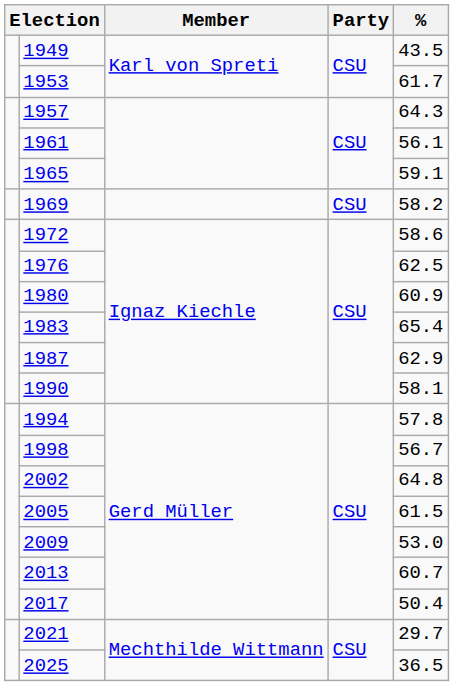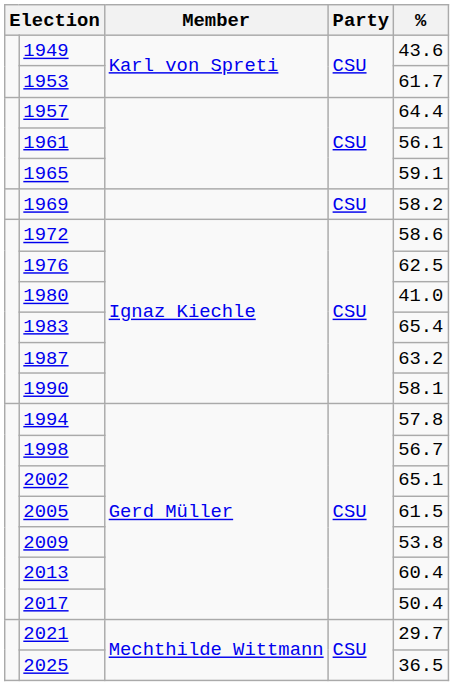(421, 51) 43.5 -> (421, 51) 43.6
(421, 112) 64.3 -> (421, 112) 64.4
(421, 297) 60.9 -> (421, 297) 41.0
(421, 358) 62.9 -> (421, 358) 63.2
(421, 481) 64.8 -> (421, 481) 65.1
(421, 542) 53.0 -> (421, 542) 53.8
(421, 573) 60.7 -> (421, 573) 60.4
